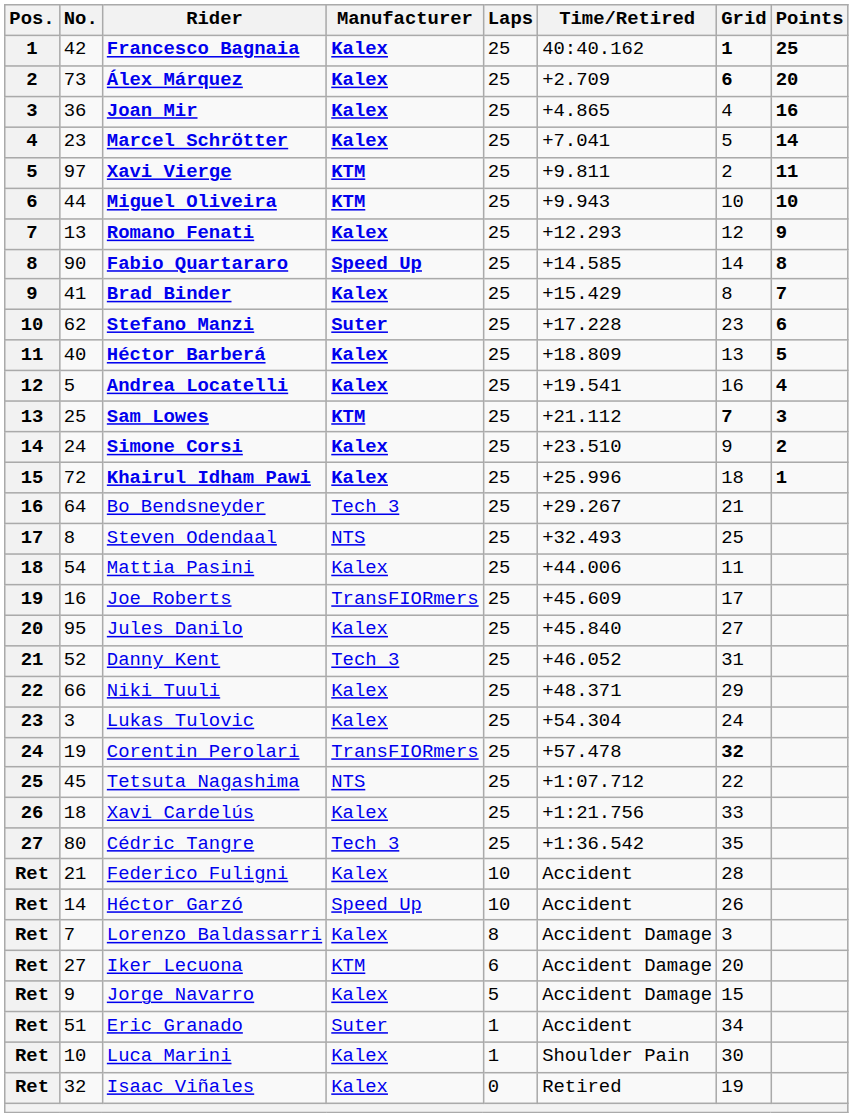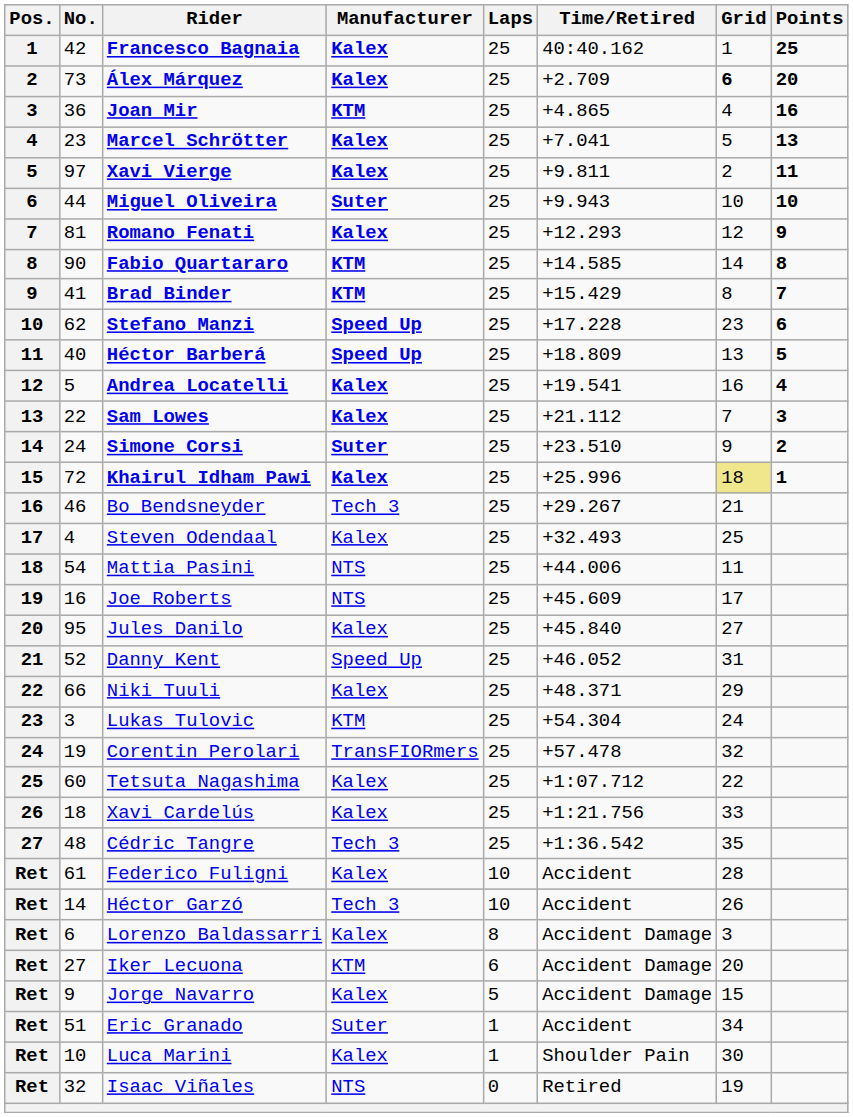(727, 51) bold -> (727, 51) normal
(360, 112) Kalex -> (348, 112) KTM
(787, 142) 14 -> (787, 142) 13
(348, 173) KTM -> (360, 173) Kalex
(348, 203) KTM -> (360, 203) Suter
(75, 234) 13 -> (75, 234) 81
(377, 264) Speed Up -> (348, 264) KTM
(360, 295) Kalex -> (348, 295) KTM
(360, 325) Suter -> (377, 325) Speed Up
(360, 356) Kalex -> (377, 356) Speed Up
(75, 417) 25 -> (75, 417) 22
(348, 417) KTM -> (360, 417) Kalex
(727, 417) bold -> (727, 417) normal
(360, 447) Kalex -> (360, 447) Suter
(733, 478) no background -> (733, 478) khaki background
(75, 508) 64 -> (75, 508) 46
(69, 539) 8 -> (69, 539) 4
(348, 539) NTS -> (360, 539) Kalex
(360, 569) Kalex -> (348, 569) NTS
(405, 600) TransFIORmers -> (348, 600) NTS
(365, 661) Tech 3 -> (377, 661) Speed Up
(360, 722) Kalex -> (348, 722) KTM
(733, 752) bold -> (733, 752) normal
(75, 783) 45 -> (75, 783) 60
(348, 783) NTS -> (360, 783) Kalex
(75, 844) 80 -> (75, 844) 48
(75, 874) 21 -> (75, 874) 61
(377, 905) Speed Up -> (365, 905) Tech 3
(69, 935) 7 -> (69, 935) 6
(360, 1088) Kalex -> (348, 1088) NTS
